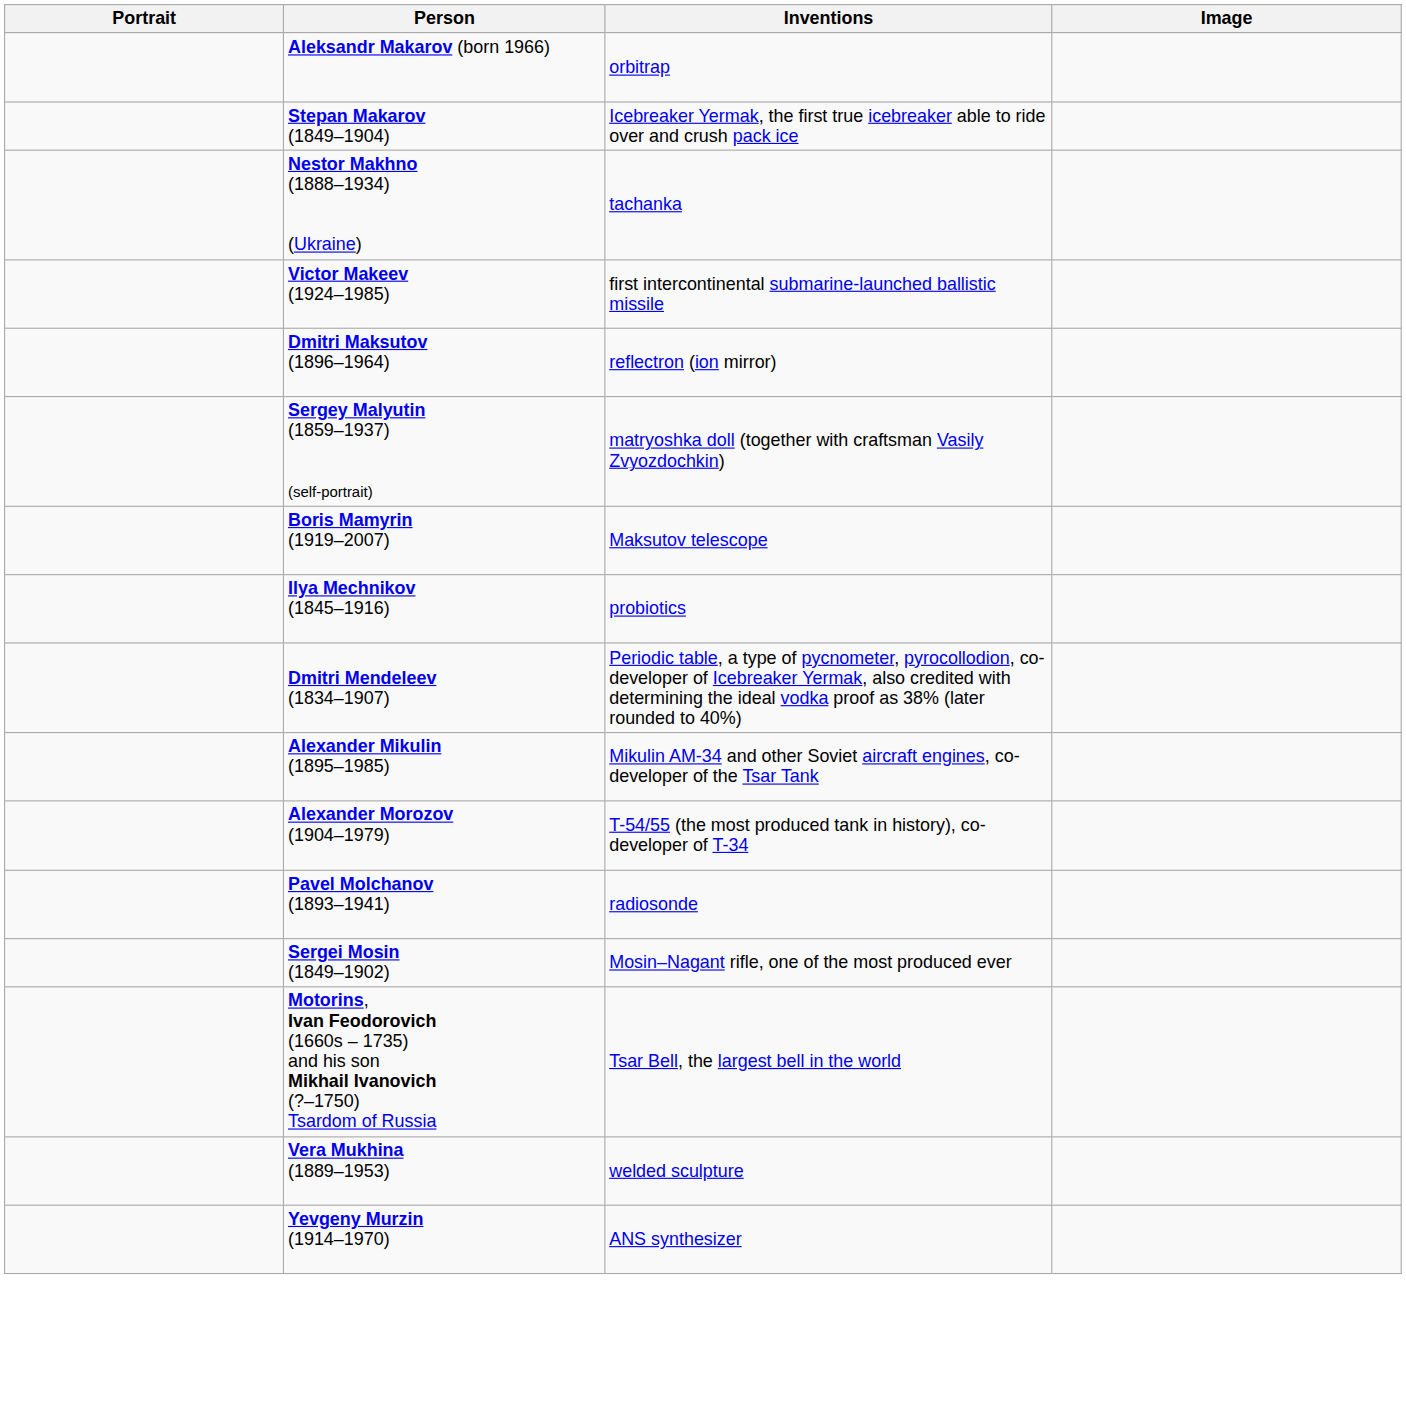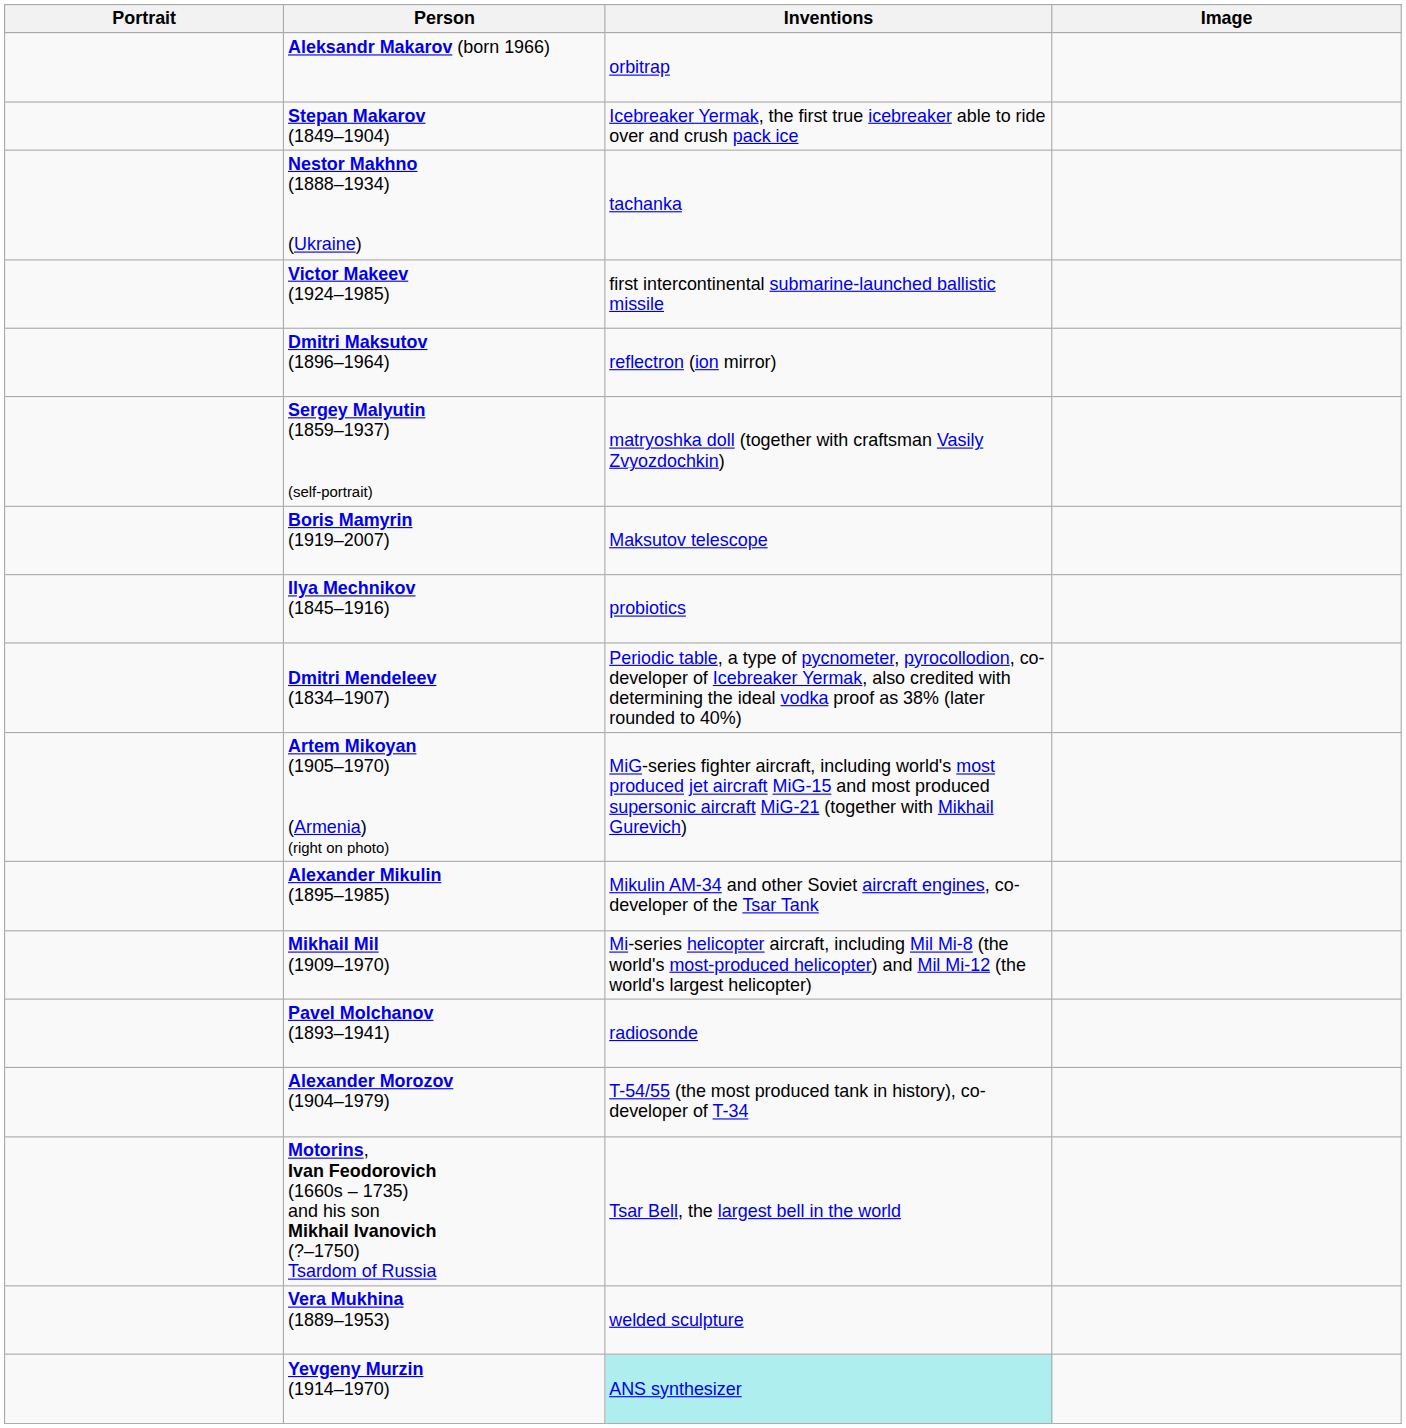+ row: (352, 796)
+ row: (339, 954)
rows swapped: (361, 893) <-> (371, 825)
- row: (344, 962)
(675, 1239) no background -> (675, 1388) paleturquoise background
